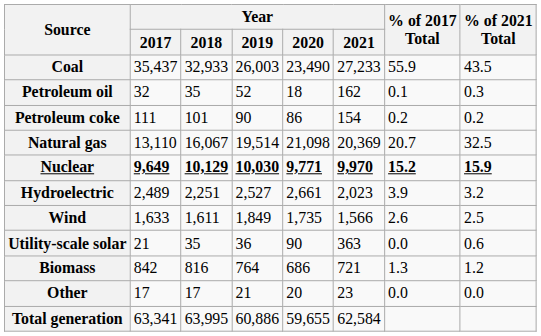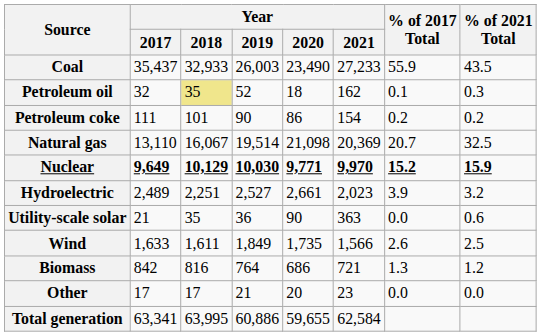(193, 92) no background -> (193, 92) khaki background
rows swapped: (67, 218) <-> (67, 243)
